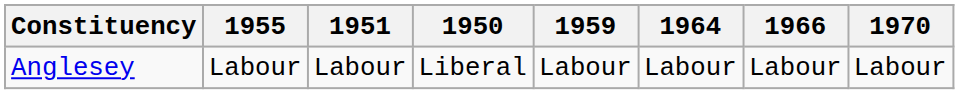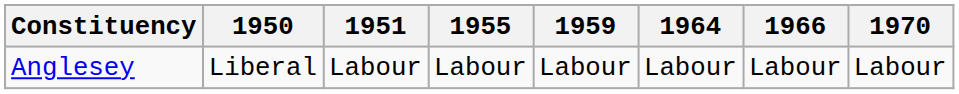columns swapped: (473, 26) <-> (255, 26)
